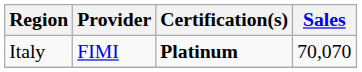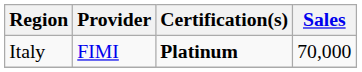(324, 51) 70,070 -> (324, 51) 70,000
